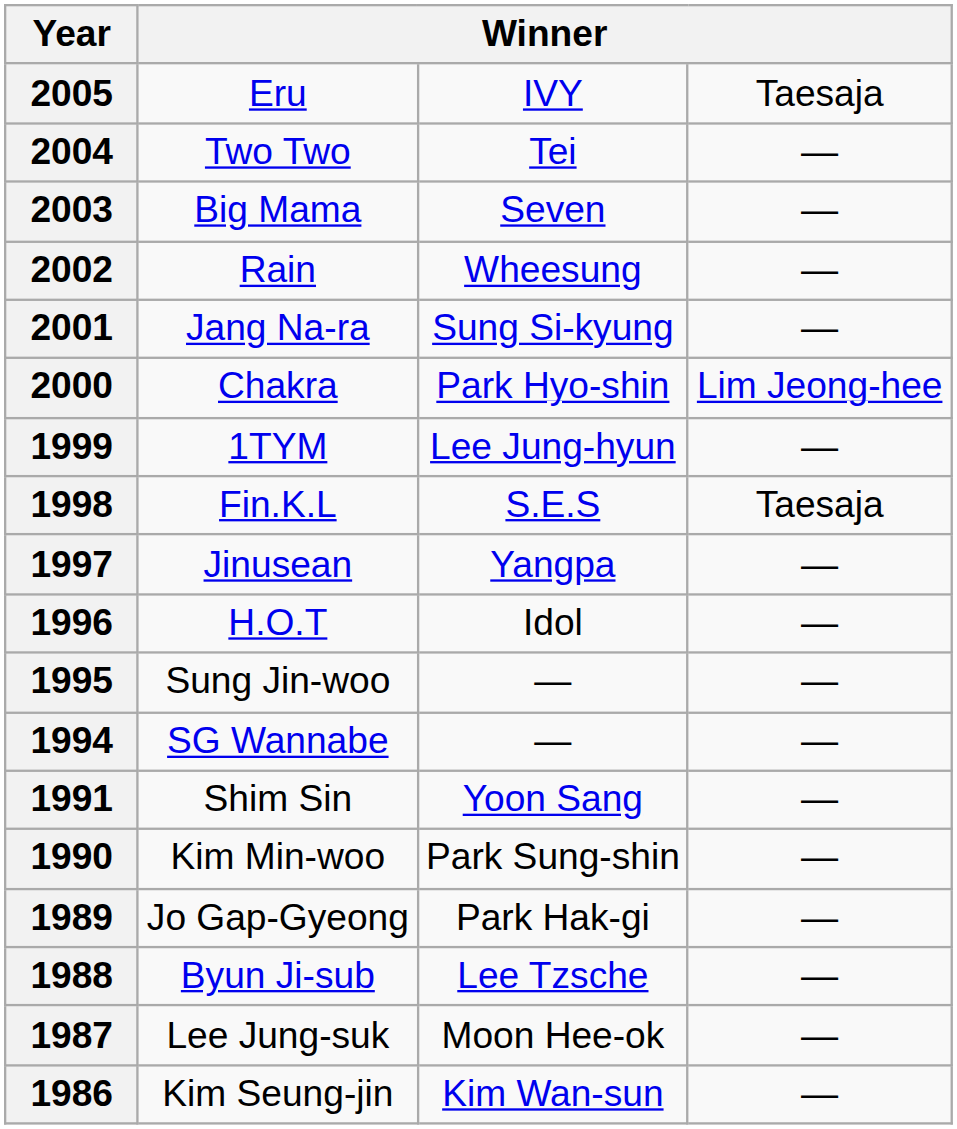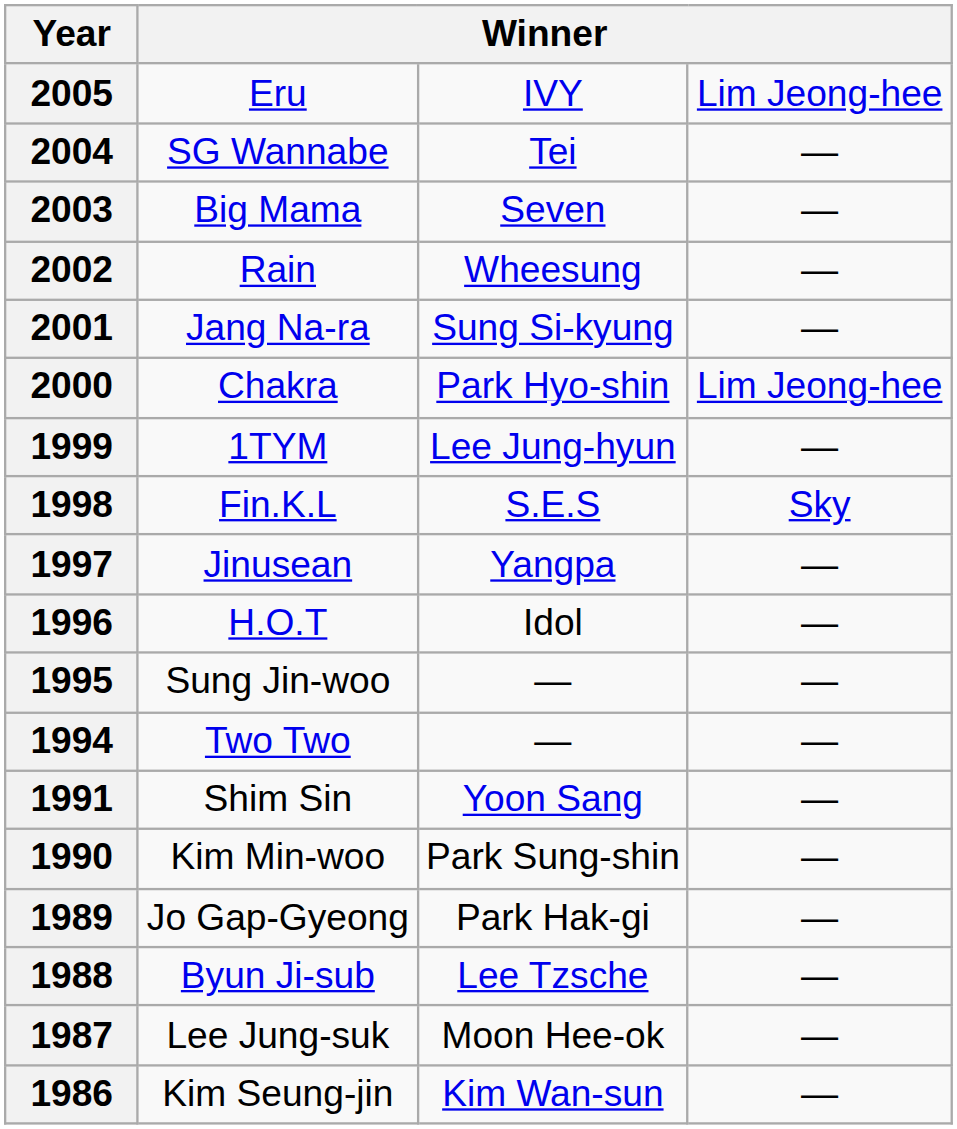(820, 92) Taesaja -> (820, 92) Lim Jeong-hee
(278, 151) Two Two -> (278, 151) SG Wannabe
(820, 504) Taesaja -> (820, 504) Sky
(278, 740) SG Wannabe -> (278, 740) Two Two
